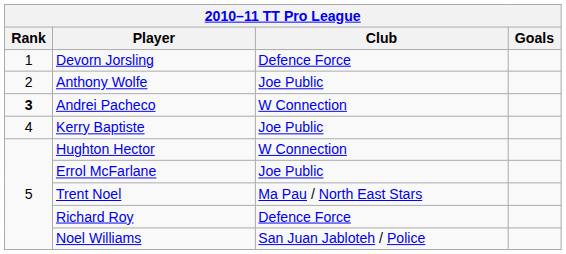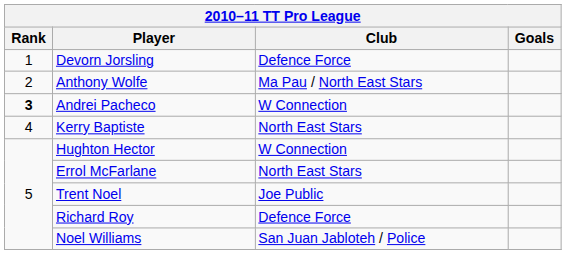(291, 83) Joe Public -> (340, 83) Ma Pau / North East Stars
(291, 128) Joe Public -> (310, 128) North East Stars
(291, 172) Joe Public -> (310, 172) North East Stars
(340, 194) Ma Pau / North East Stars -> (291, 194) Joe Public
